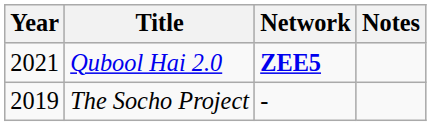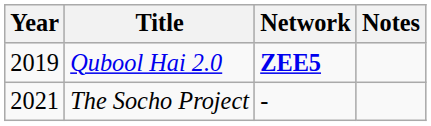(35, 62) 2021 -> (35, 62) 2019
(35, 100) 2019 -> (35, 100) 2021
